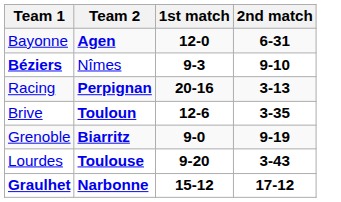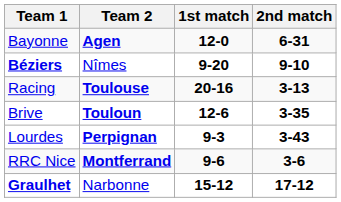(194, 64) 9-3 -> (214, 64) 9-20
(115, 88) Perpignan -> (116, 88) Toulouse
- row: (39, 137)
(111, 161) Toulouse -> (120, 137) Perpignan
(194, 161) 9-20 -> (214, 137) 9-3
+ row: (42, 161)
(113, 185) bold -> (116, 185) normal
